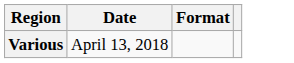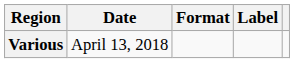+ column: (258, 17)
